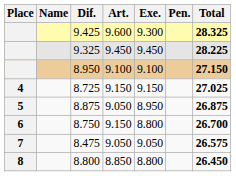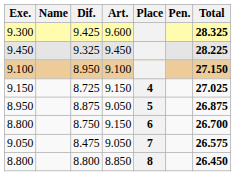columns swapped: (20, 13) <-> (150, 13)
